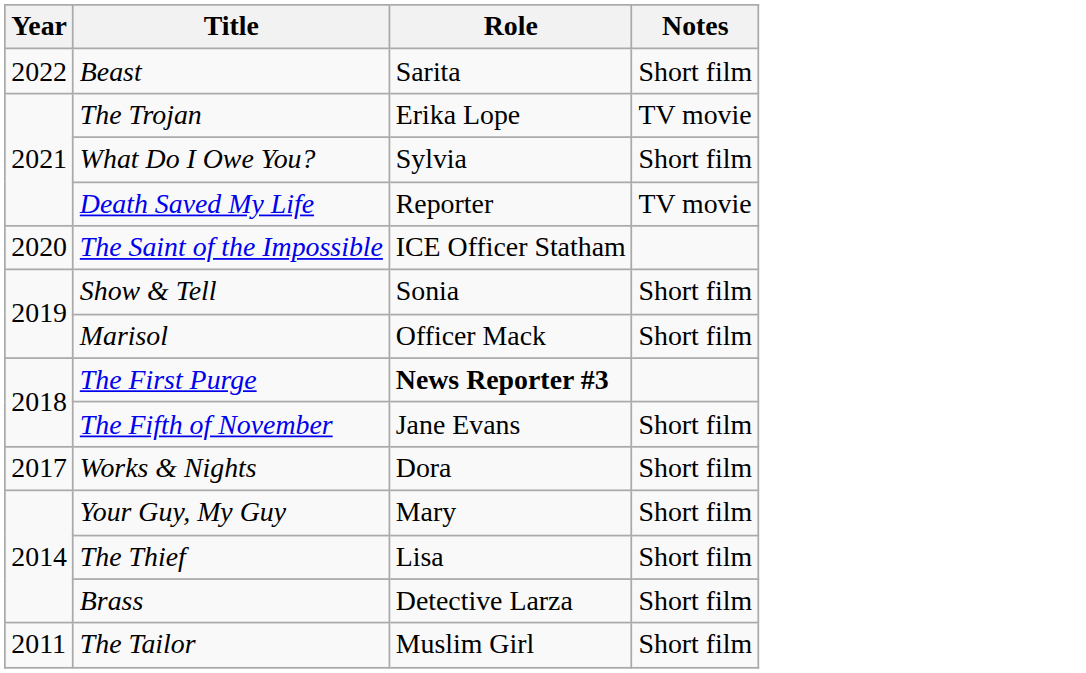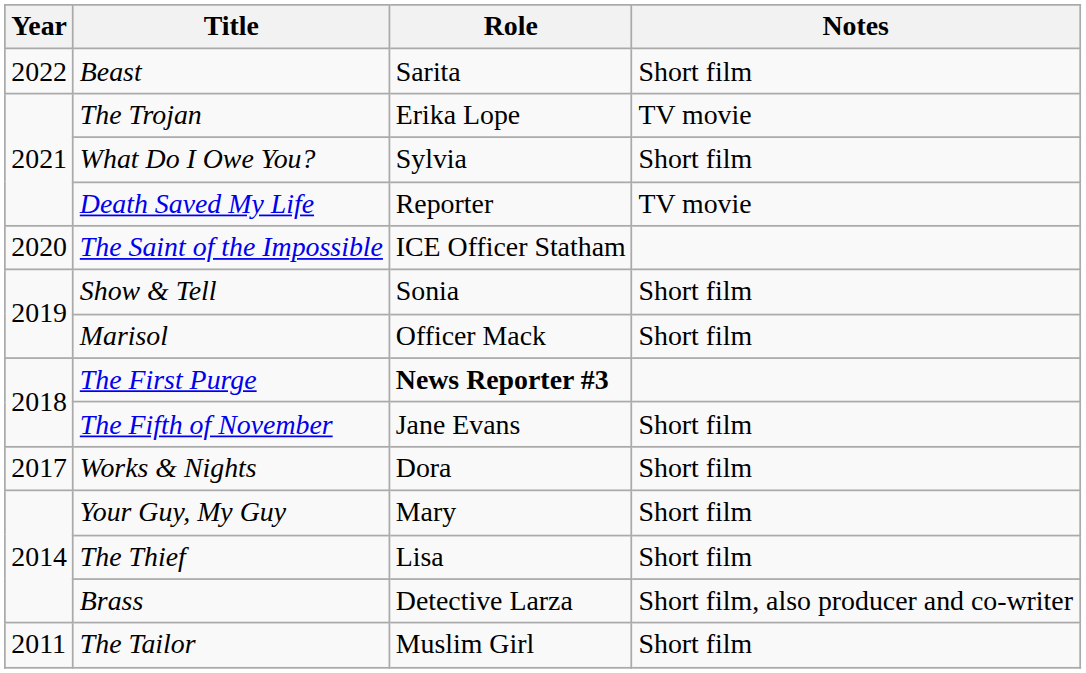(695, 600) Short film -> (856, 600) Short film, also producer and co-writer
